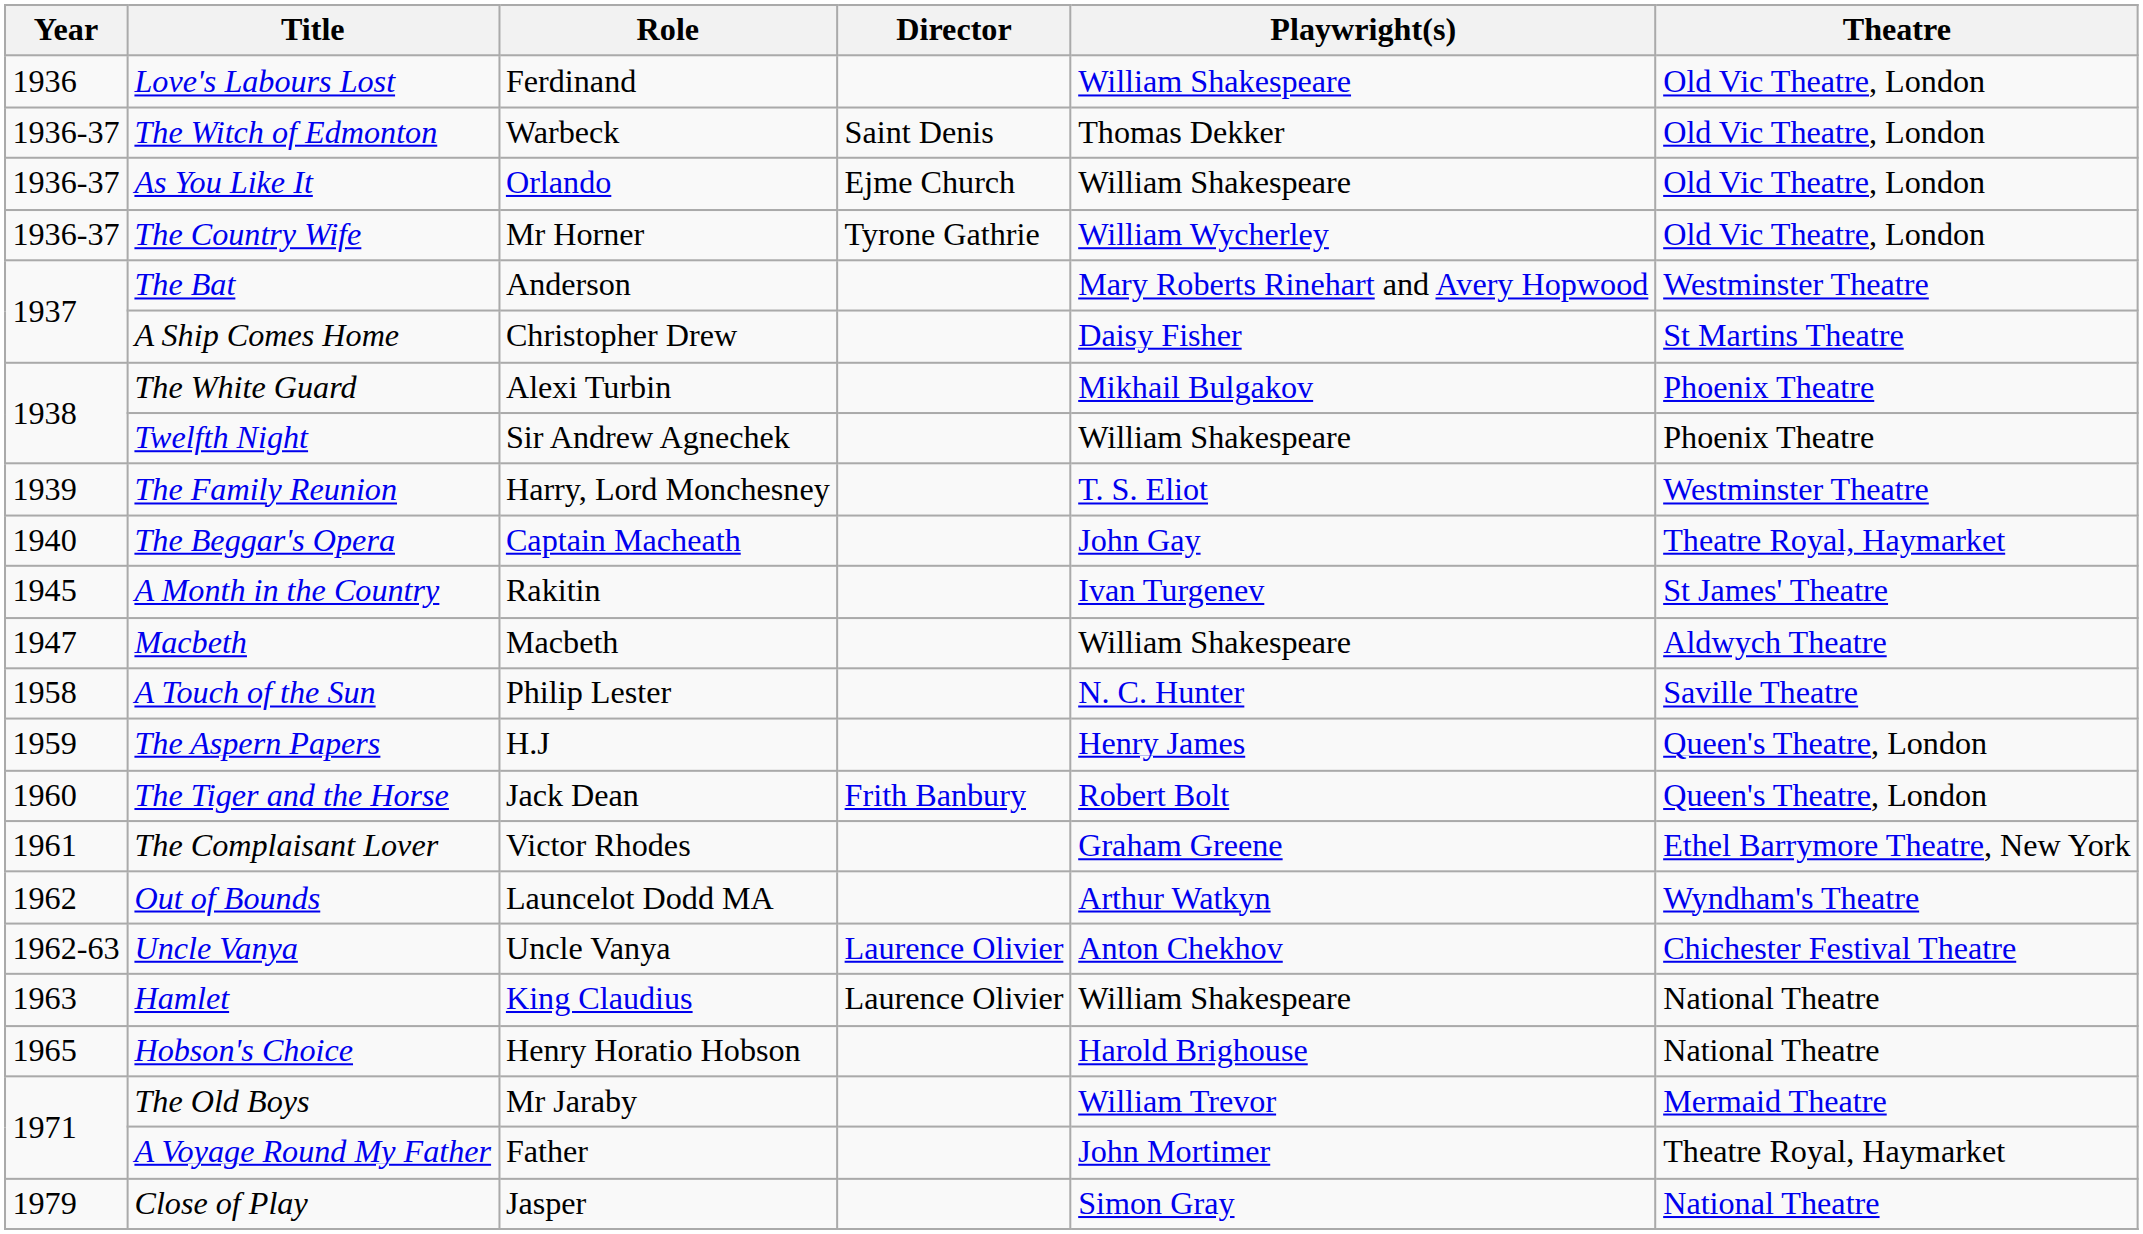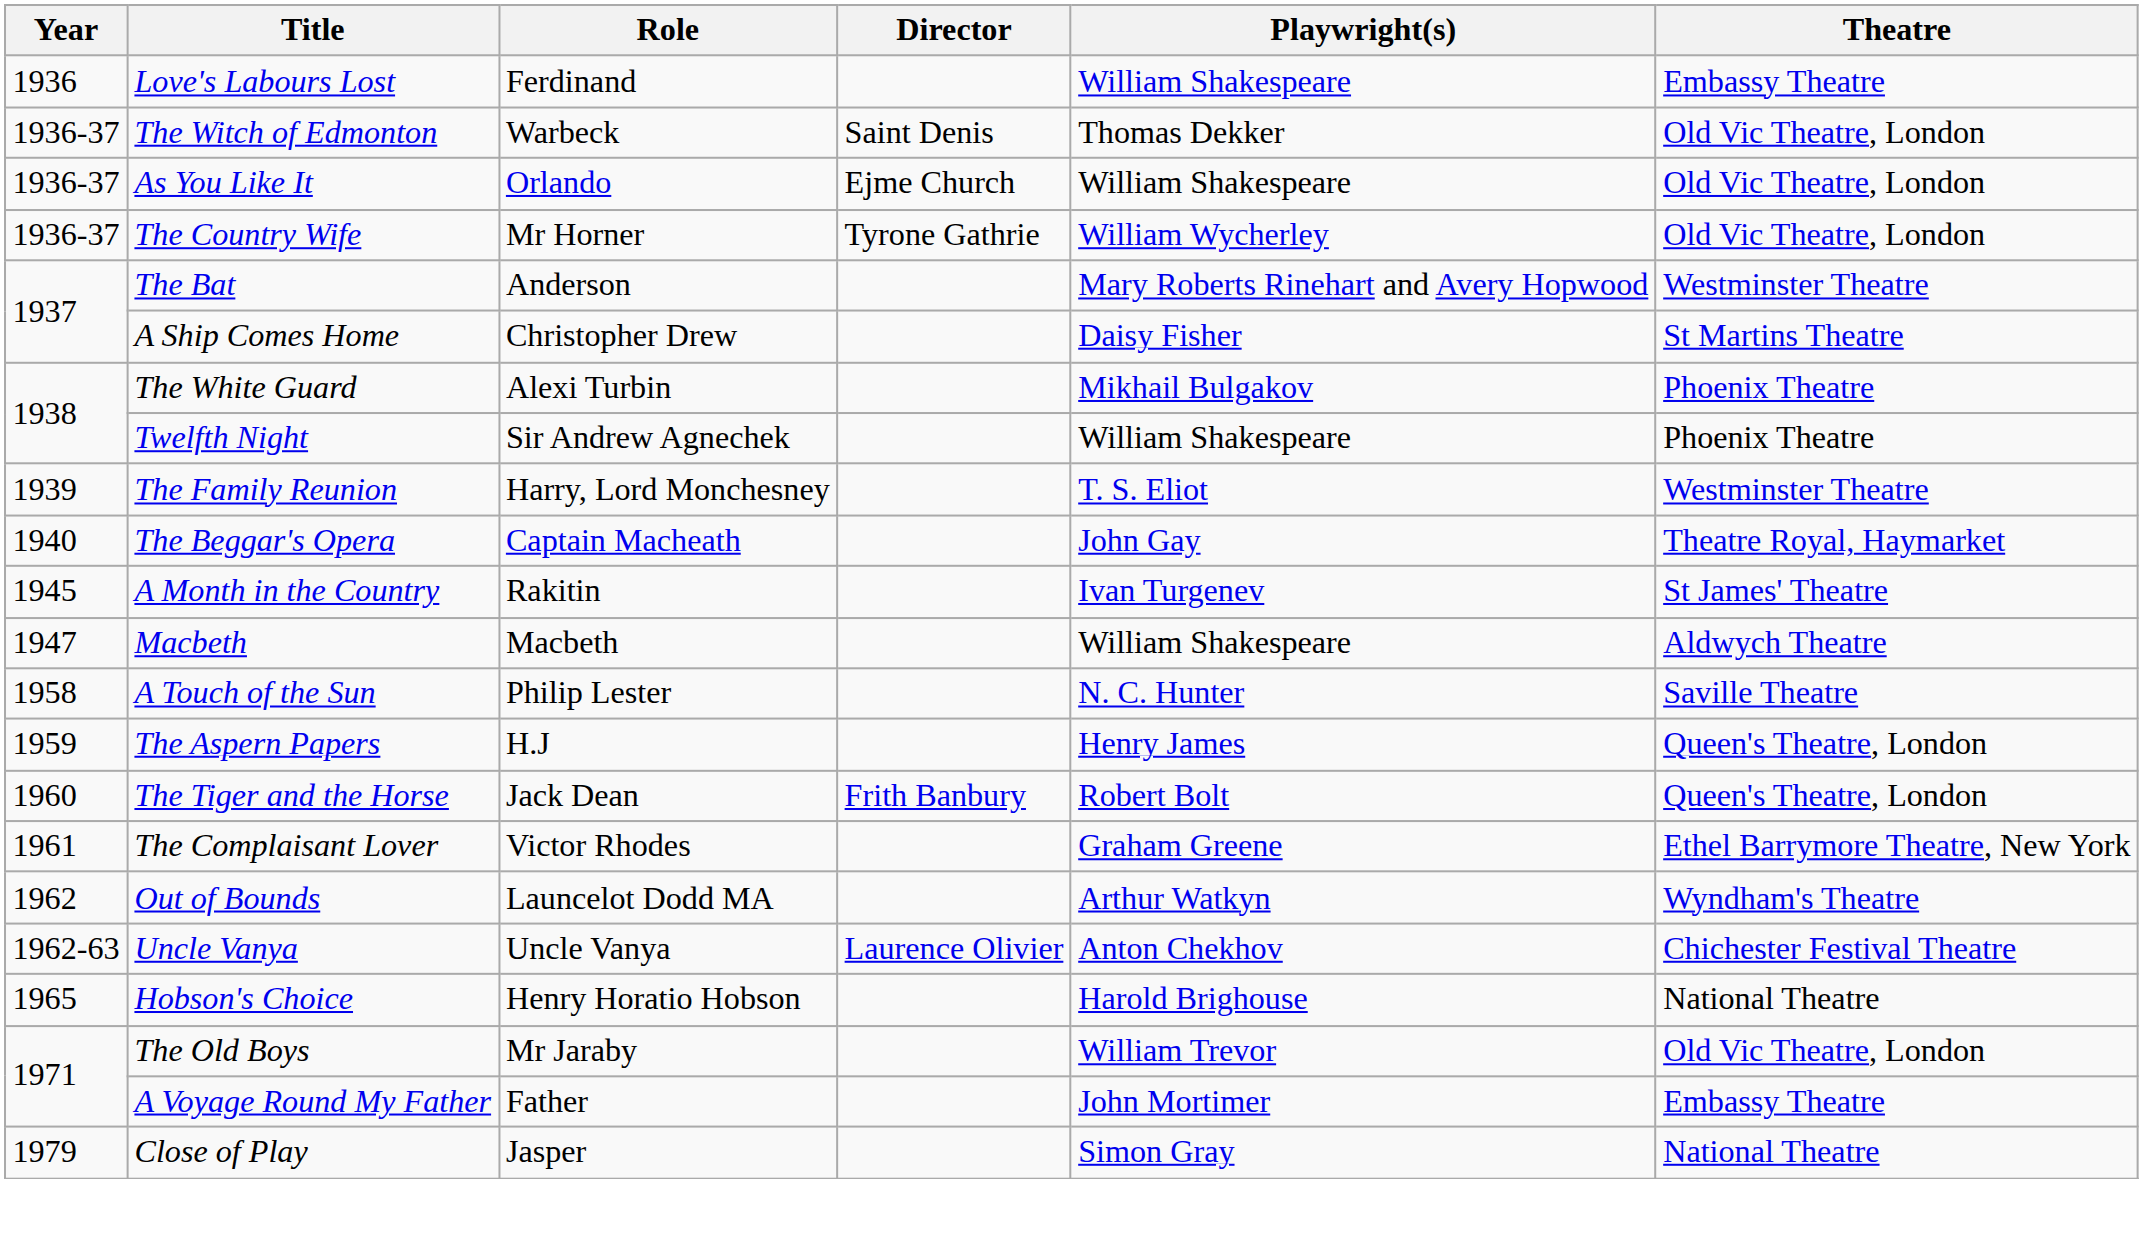(1824, 81) Old Vic Theatre, London -> (1774, 81) Embassy Theatre
- row: (182, 999)
(1775, 1101) Mermaid Theatre -> (1824, 1050) Old Vic Theatre, London
(1834, 1152) Theatre Royal, Haymarket -> (1774, 1101) Embassy Theatre
